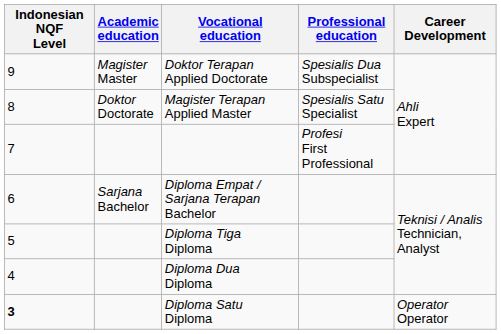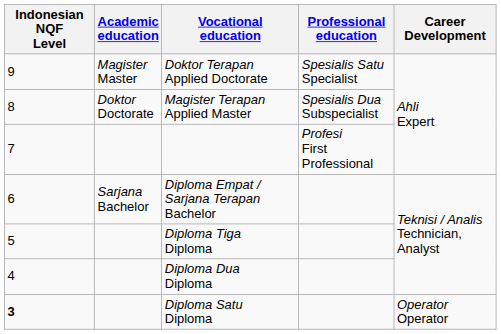(341, 71) Spesialis Dua Subspecialist -> (343, 71) Spesialis Satu Specialist
(343, 106) Spesialis Satu Specialist -> (341, 106) Spesialis Dua Subspecialist
